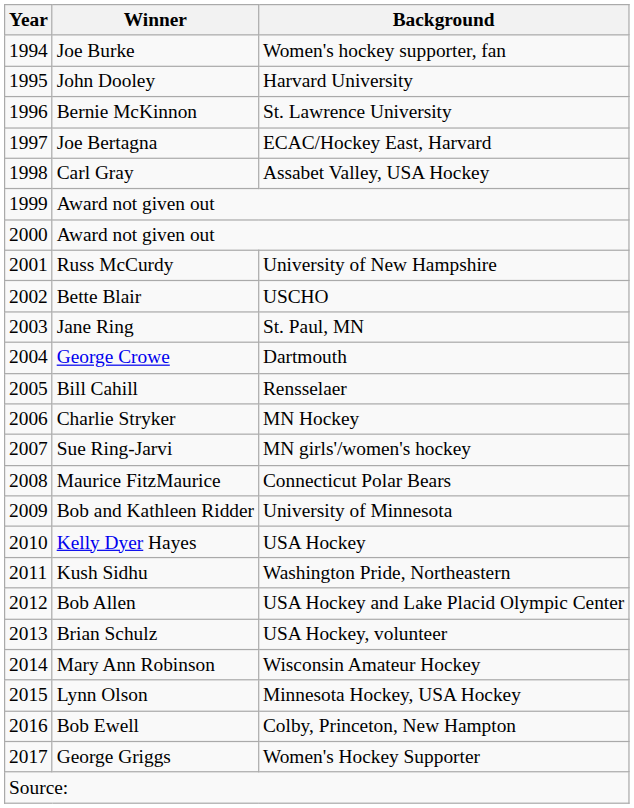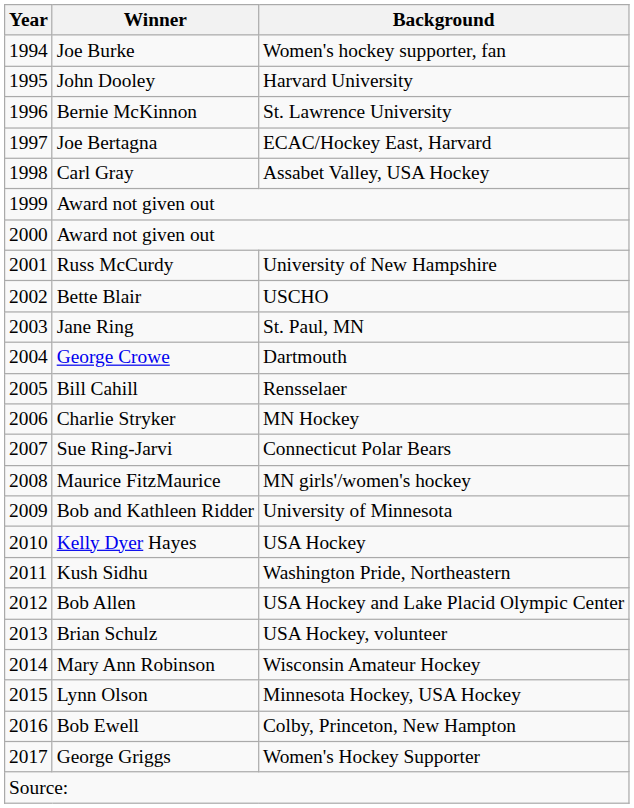(367, 449) MN girls'/women's hockey -> (357, 449) Connecticut Polar Bears
(357, 480) Connecticut Polar Bears -> (367, 480) MN girls'/women's hockey
